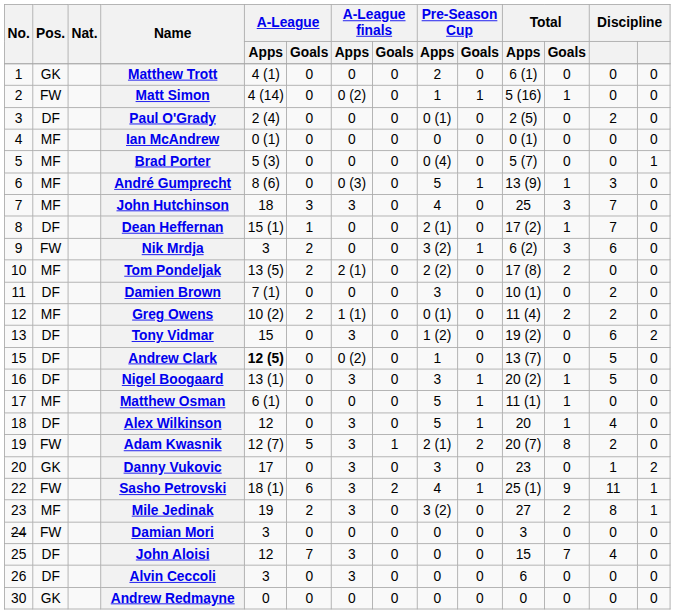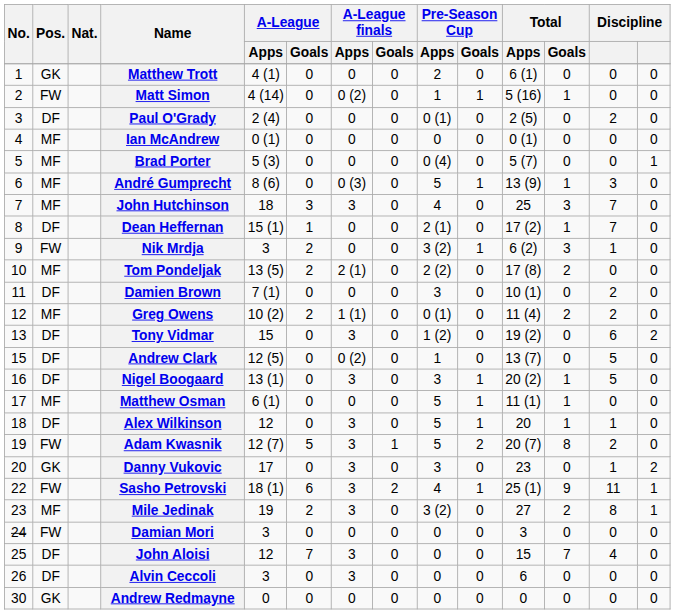(613, 249) 6 -> (613, 249) 1
(266, 358) bold -> (266, 358) normal
(613, 423) 4 -> (613, 423) 1
(437, 445) 2 (1) -> (437, 445) 5
